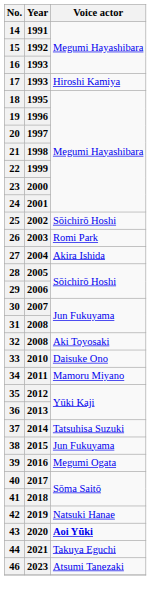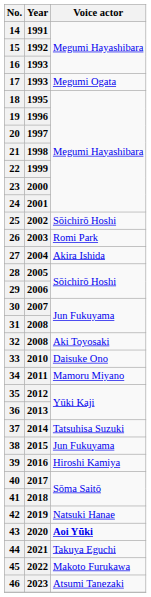(87, 82) Hiroshi Kamiya -> (84, 82) Megumi Ogata
(84, 462) Megumi Ogata -> (87, 462) Hiroshi Kamiya
+ row: (14, 566)
